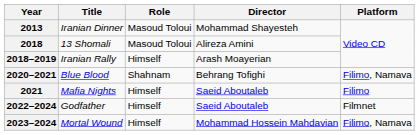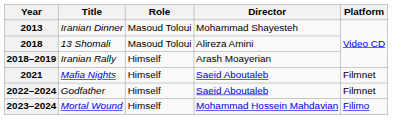- row: (31, 75)
(356, 91) Filimo -> (359, 75) Filmnet
(377, 122) Filimo, Namava -> (356, 106) Filimo
